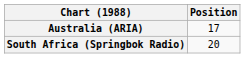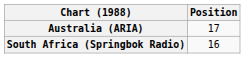(214, 45) 20 -> (214, 45) 16
